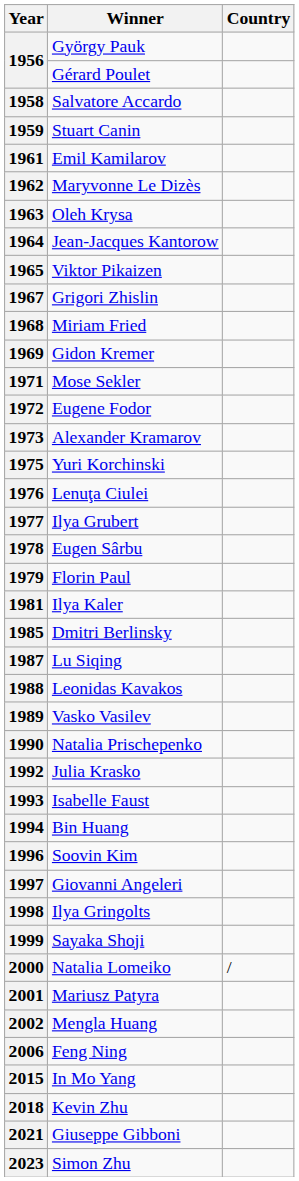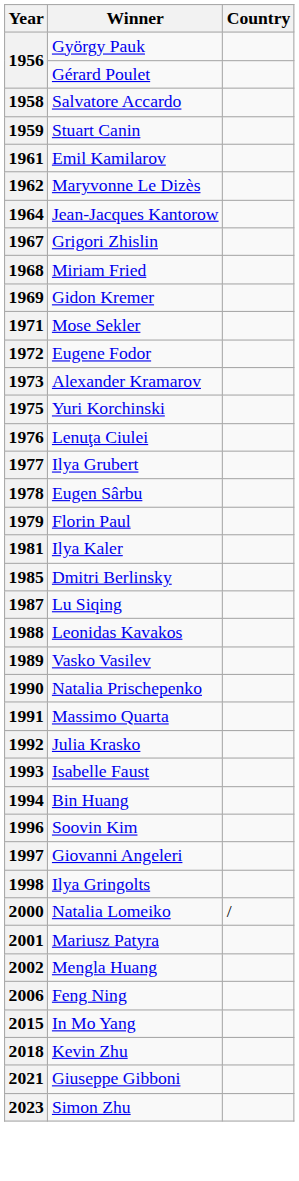- row: (26, 213)
- row: (26, 269)
+ row: (26, 716)
- row: (26, 939)
